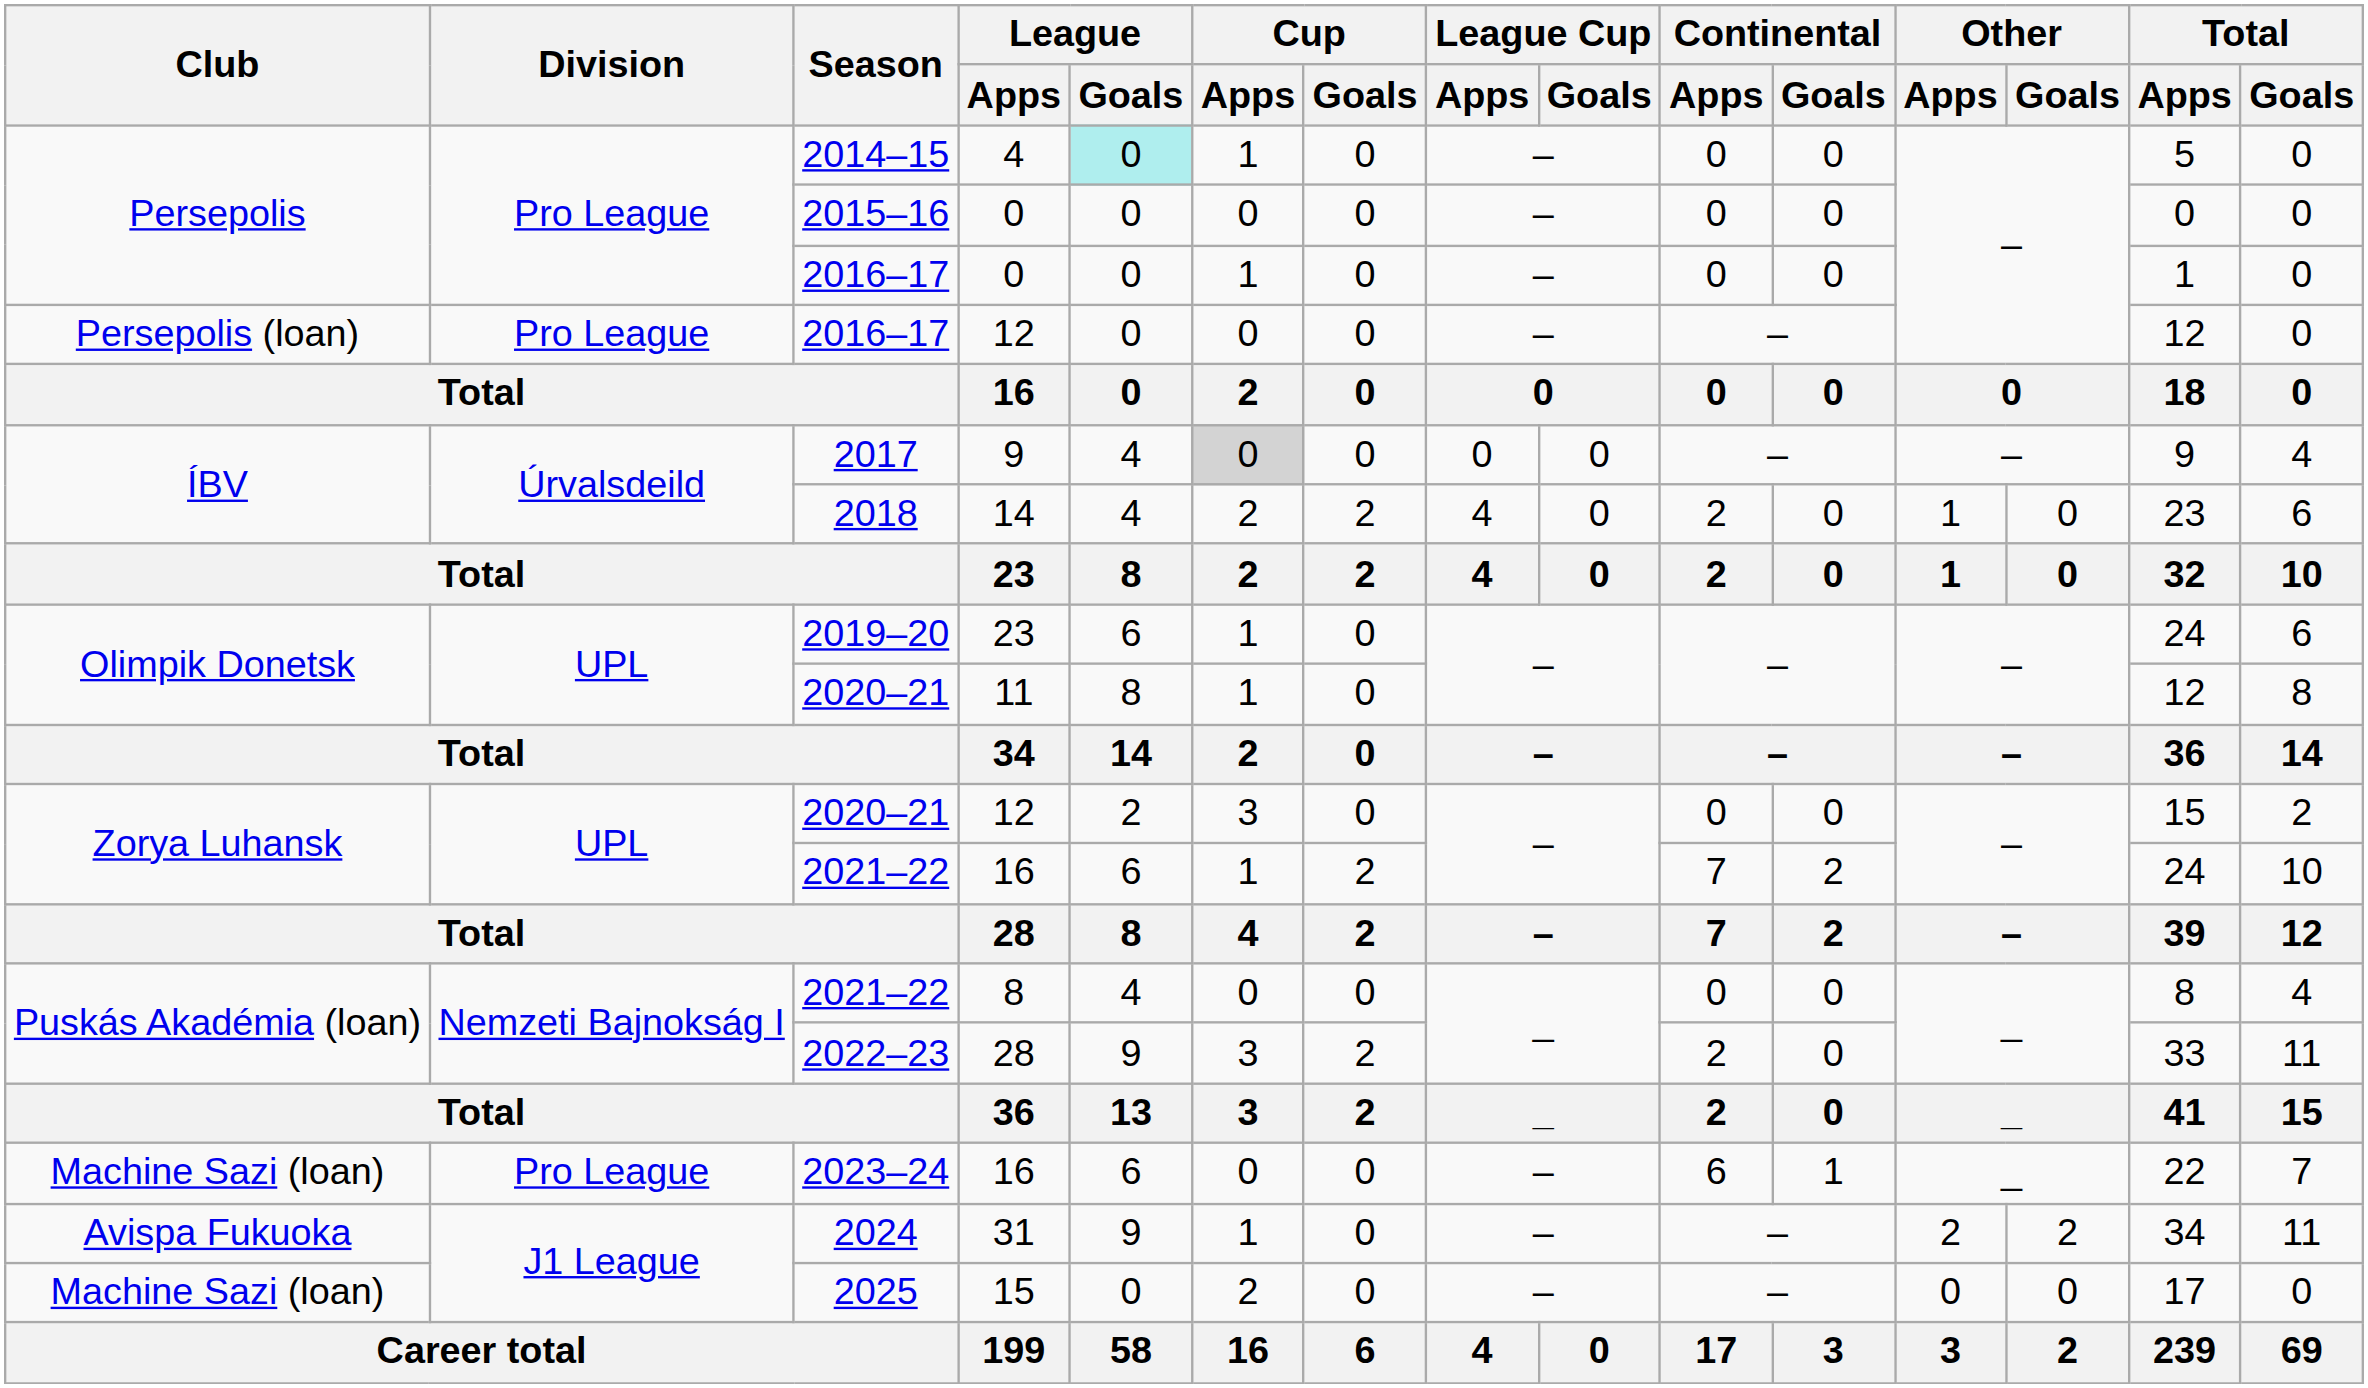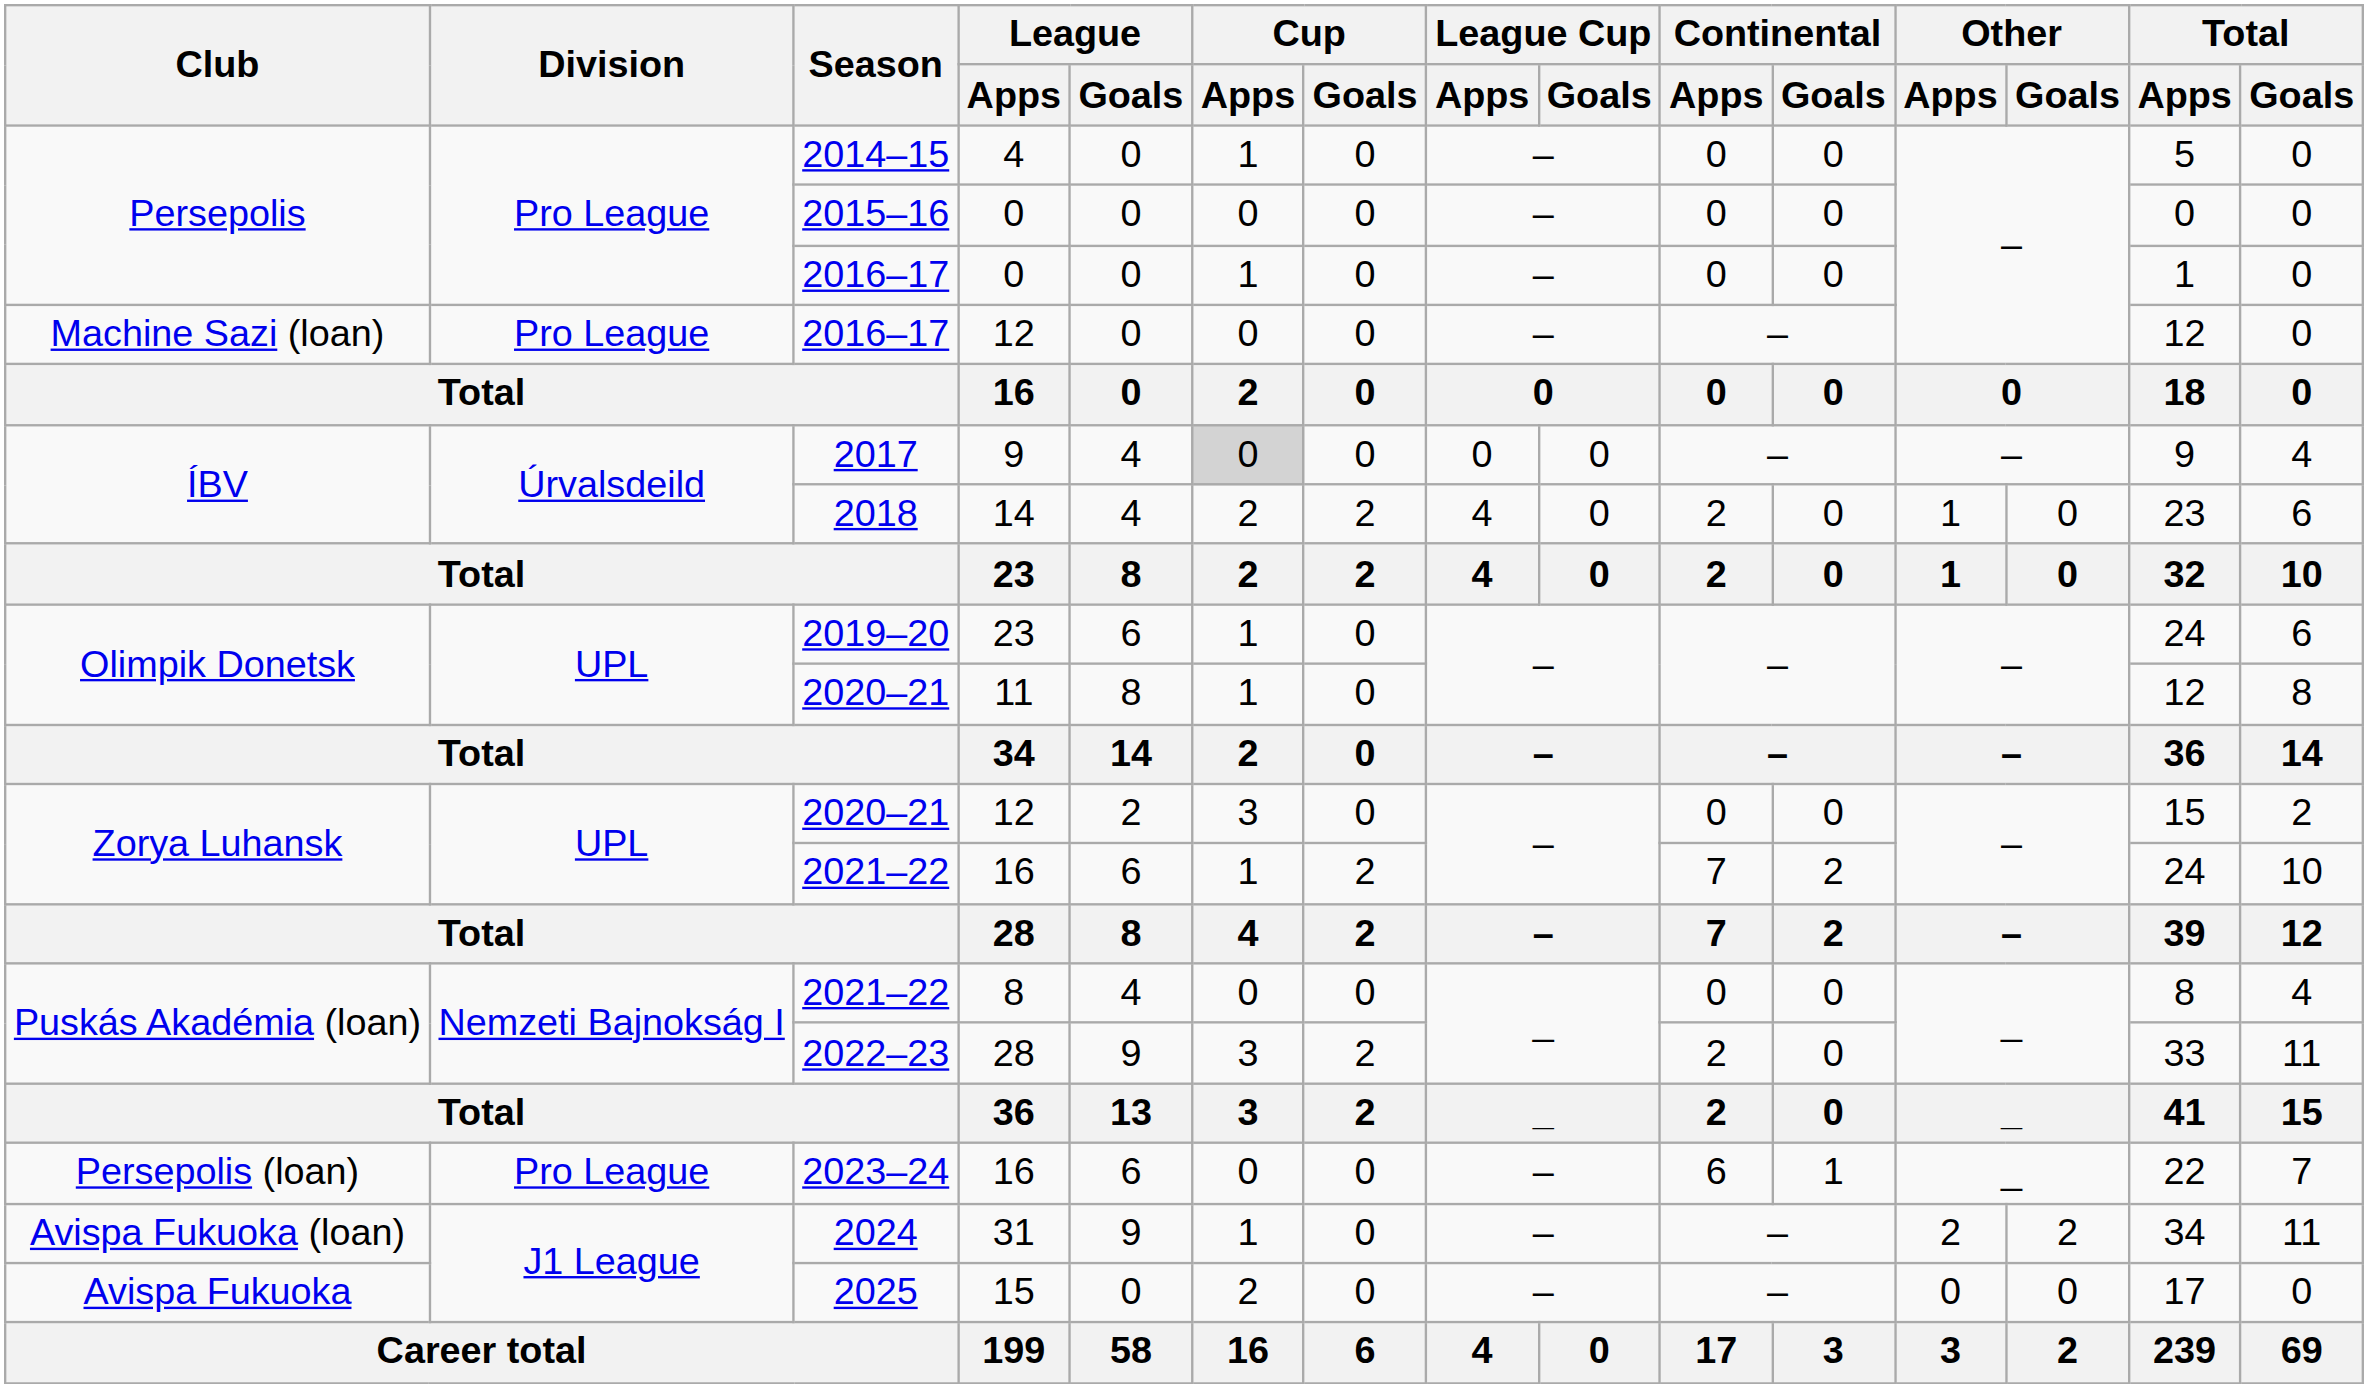(1131, 154) paleturquoise background -> (1131, 154) no background
(217, 333) Persepolis (loan) -> (217, 333) Machine Sazi (loan)
(217, 1172) Machine Sazi (loan) -> (217, 1172) Persepolis (loan)
(217, 1232) Avispa Fukuoka -> (217, 1232) Avispa Fukuoka (loan)
(217, 1292) Machine Sazi (loan) -> (217, 1292) Avispa Fukuoka
